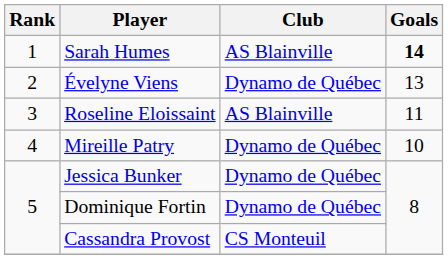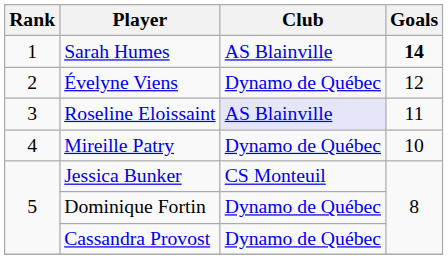(414, 82) 13 -> (414, 82) 12
(279, 113) no background -> (279, 113) lavender background
(303, 176) Dynamo de Québec -> (275, 176) CS Monteuil
(275, 238) CS Monteuil -> (303, 238) Dynamo de Québec
